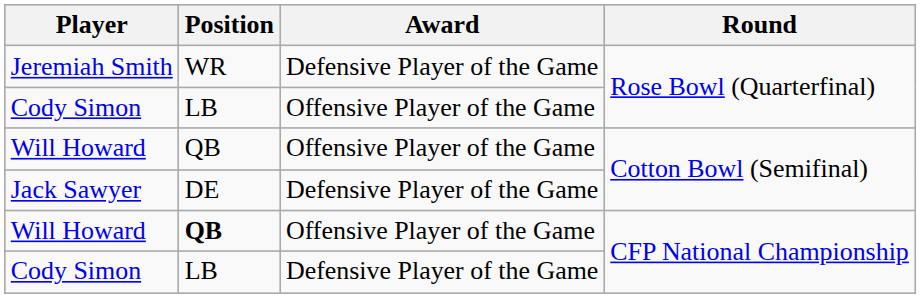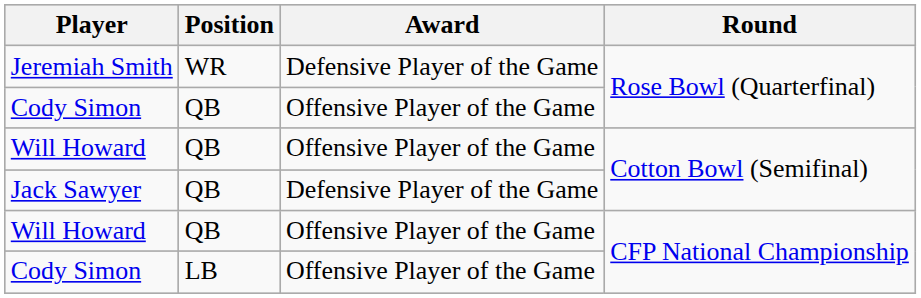(201, 107) LB -> (203, 107) QB
(202, 189) DE -> (203, 189) QB
(203, 230) bold -> (203, 230) normal
(442, 271) Defensive Player of the Game -> (440, 271) Offensive Player of the Game
